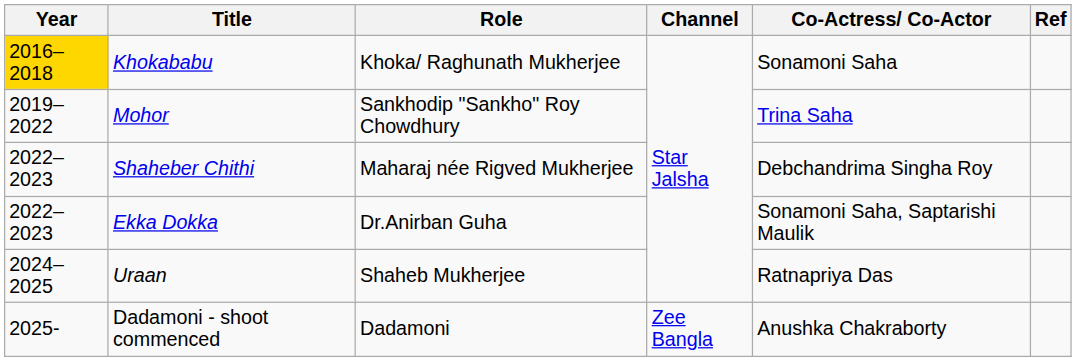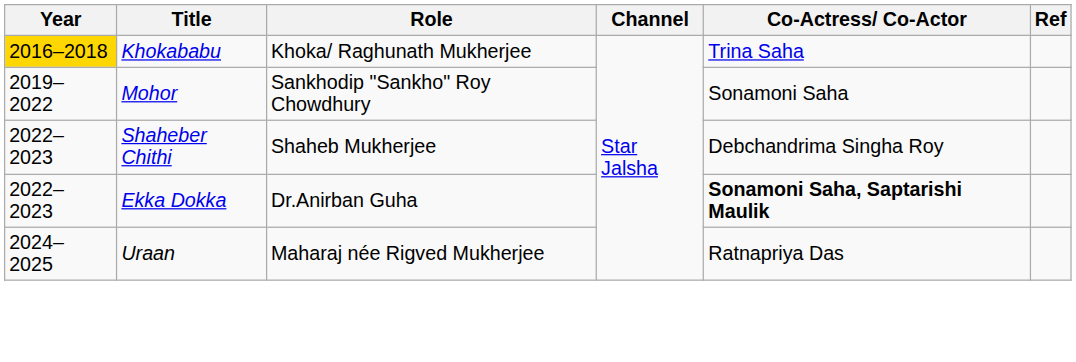(827, 62) Sonamoni Saha -> (756, 51) Trina Saha
(805, 115) Trina Saha -> (778, 93) Sonamoni Saha
(497, 169) Maharaj née Rigved Mukherjee -> (354, 146) Shaheb Mukherjee
(876, 222) normal -> (835, 200) bold
(443, 275) Shaheb Mukherjee -> (408, 253) Maharaj née Rigved Mukherjee
- row: (191, 329)
